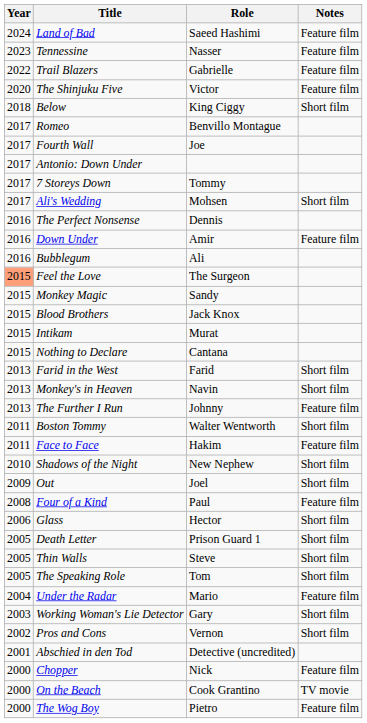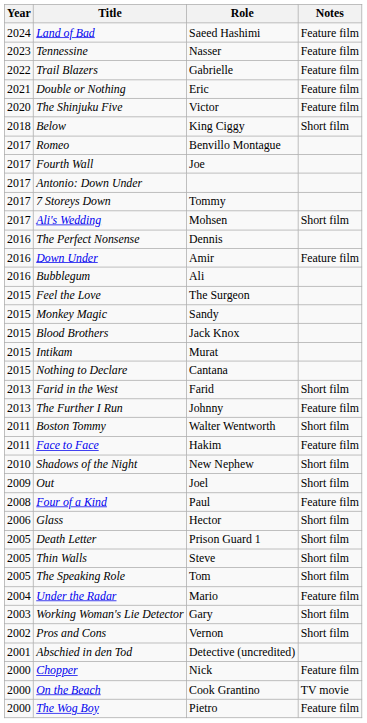+ row: (81, 88)
(19, 276) lightsalmon background -> (19, 295) no background
- row: (84, 389)
